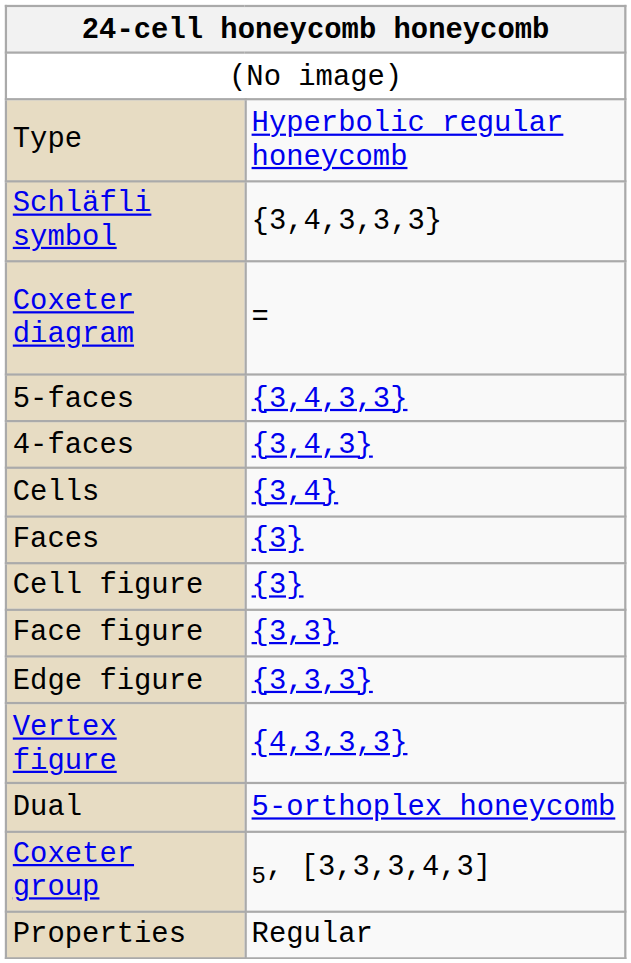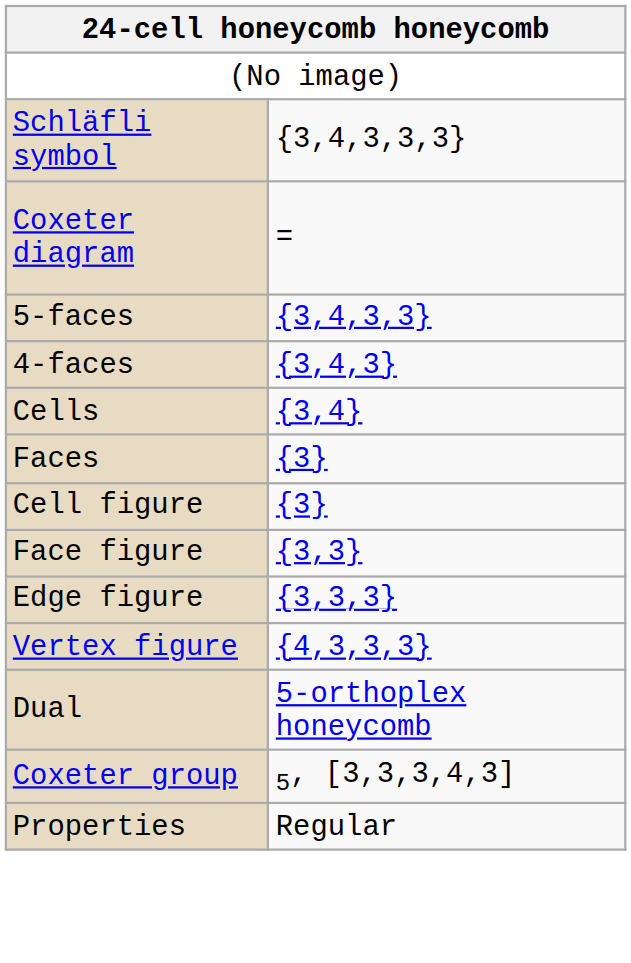- row: (47, 140)
